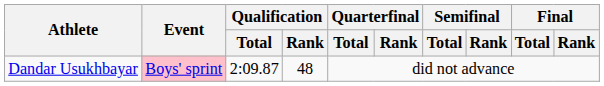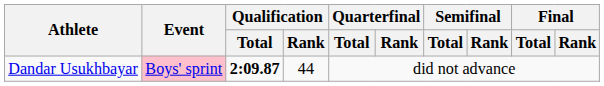(254, 68) normal -> (255, 68) bold
(305, 68) 48 -> (306, 68) 44
